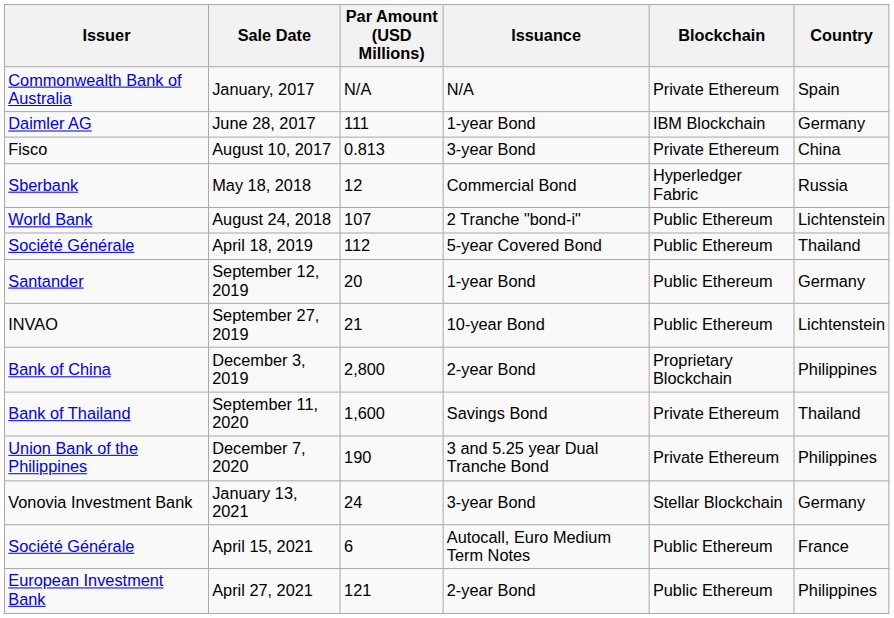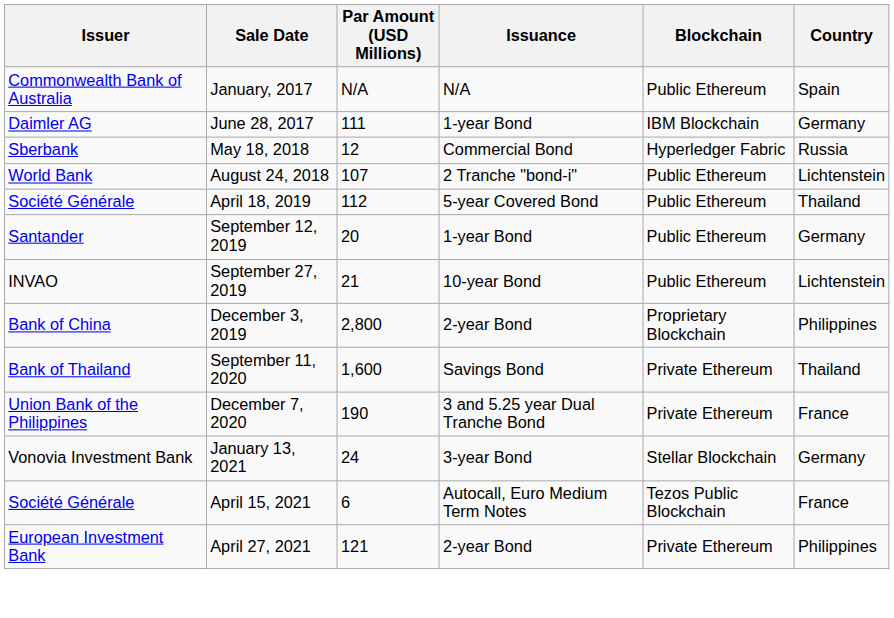(716, 89) Private Ethereum -> (706, 89) Public Ethereum
- row: (272, 150)
(837, 458) Philippines -> (823, 413) France
(713, 546) Public Ethereum -> (692, 502) Tezos Public Blockchain
(713, 590) Public Ethereum -> (710, 546) Private Ethereum
